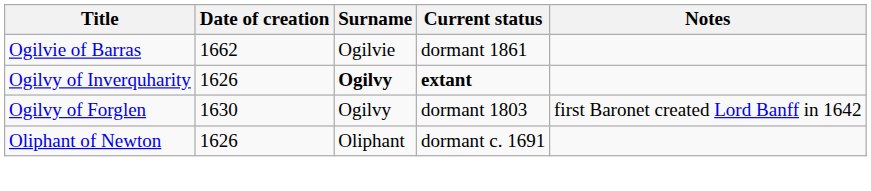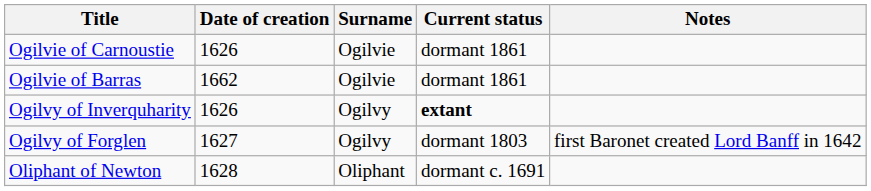+ row: (91, 49)
(365, 79) bold -> (365, 110) normal
(219, 110) 1630 -> (219, 140) 1627
(219, 140) 1626 -> (219, 170) 1628
